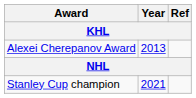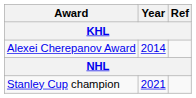(153, 48) 2013 -> (153, 48) 2014
